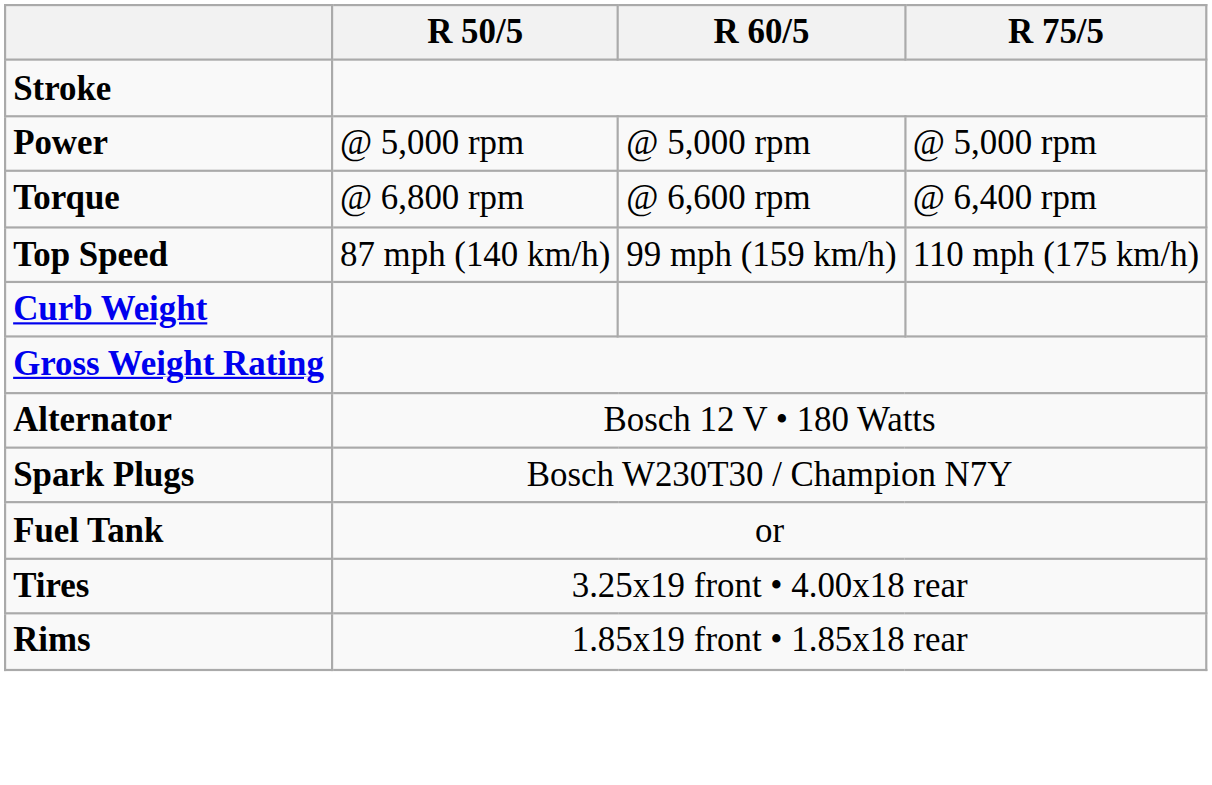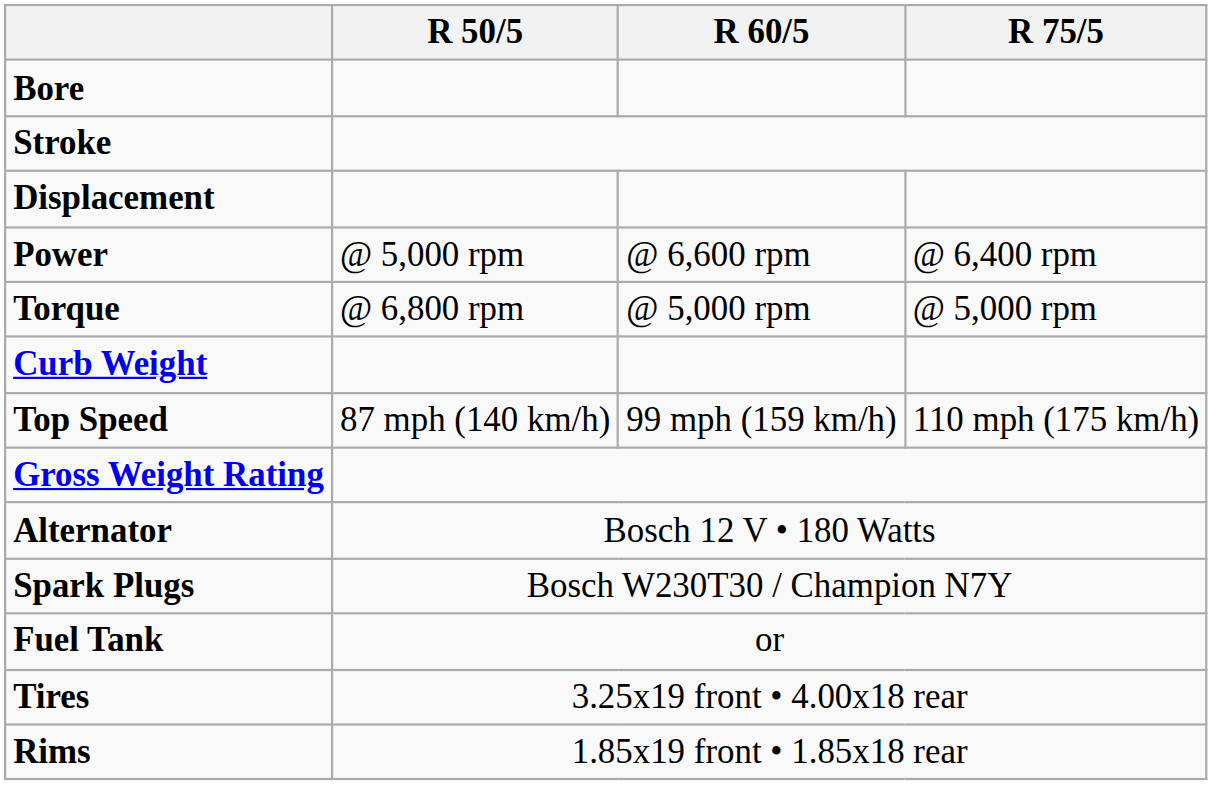+ row: (49, 87)
+ row: (114, 198)
(718, 142) @ 5,000 rpm -> (718, 253) @ 6,600 rpm
(1005, 142) @ 5,000 rpm -> (1005, 253) @ 6,400 rpm
(718, 198) @ 6,600 rpm -> (718, 308) @ 5,000 rpm
(1005, 198) @ 6,400 rpm -> (1005, 308) @ 5,000 rpm
rows swapped: (91, 253) <-> (110, 308)
